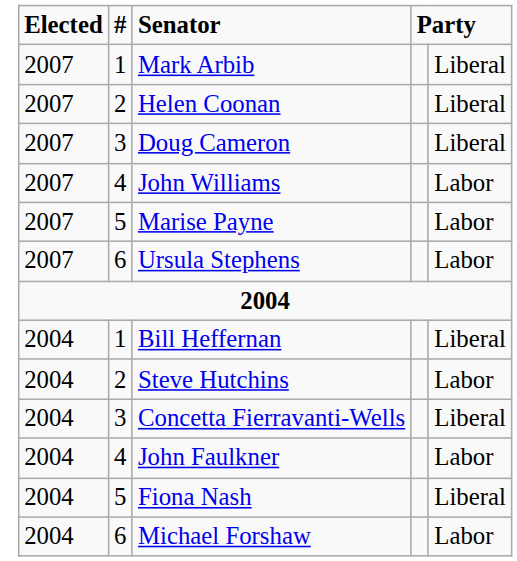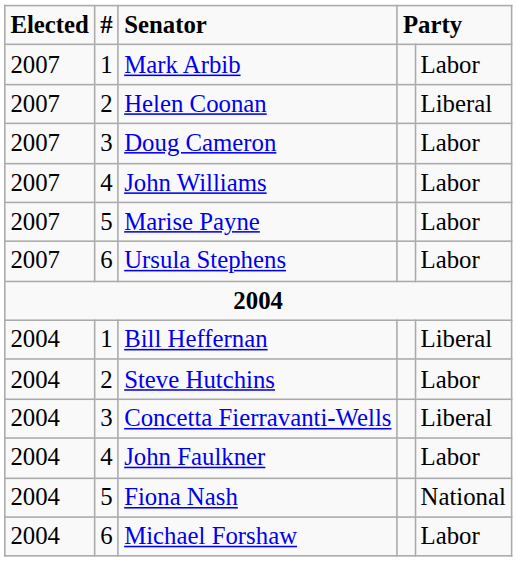(470, 64) Liberal -> (450, 64) Labor
(470, 142) Liberal -> (450, 142) Labor
(470, 496) Liberal -> (463, 496) National
